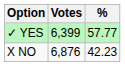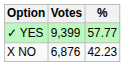(66, 33) 6,399 -> (66, 33) 9,399
